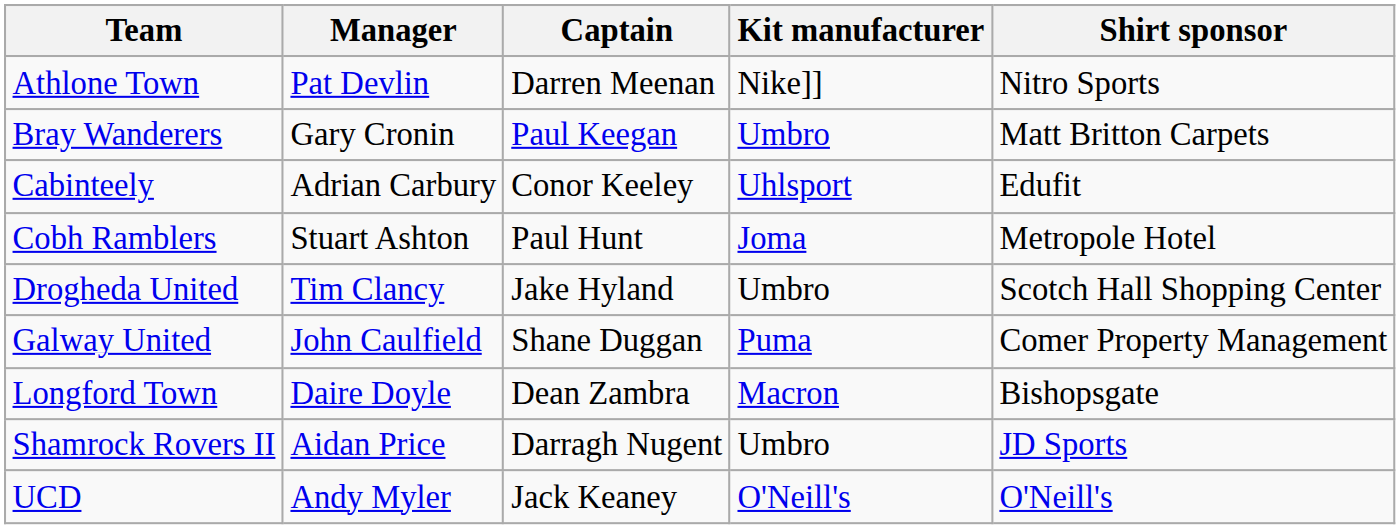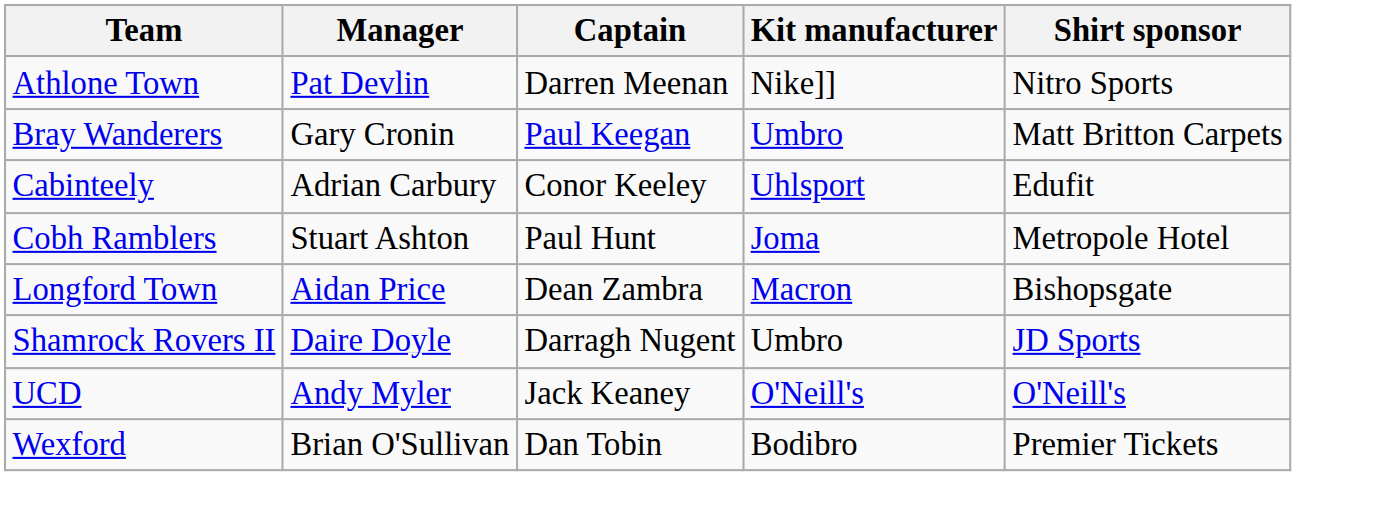- row: (125, 289)
- row: (112, 340)
(371, 392) Daire Doyle -> (368, 289) Aidan Price
(368, 444) Aidan Price -> (371, 340) Daire Doyle
+ row: (69, 444)
